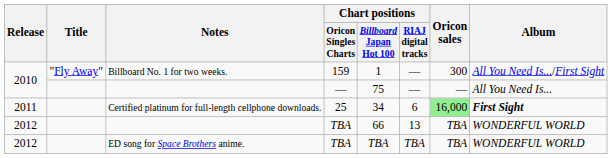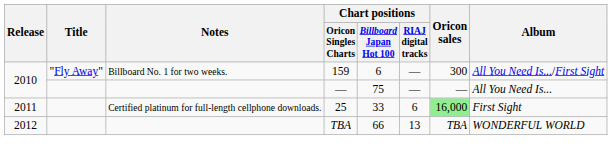(378, 71) 1 -> (378, 71) 6
(378, 107) 34 -> (378, 107) 33
(498, 107) bold -> (497, 107) normal
- row: (176, 144)
